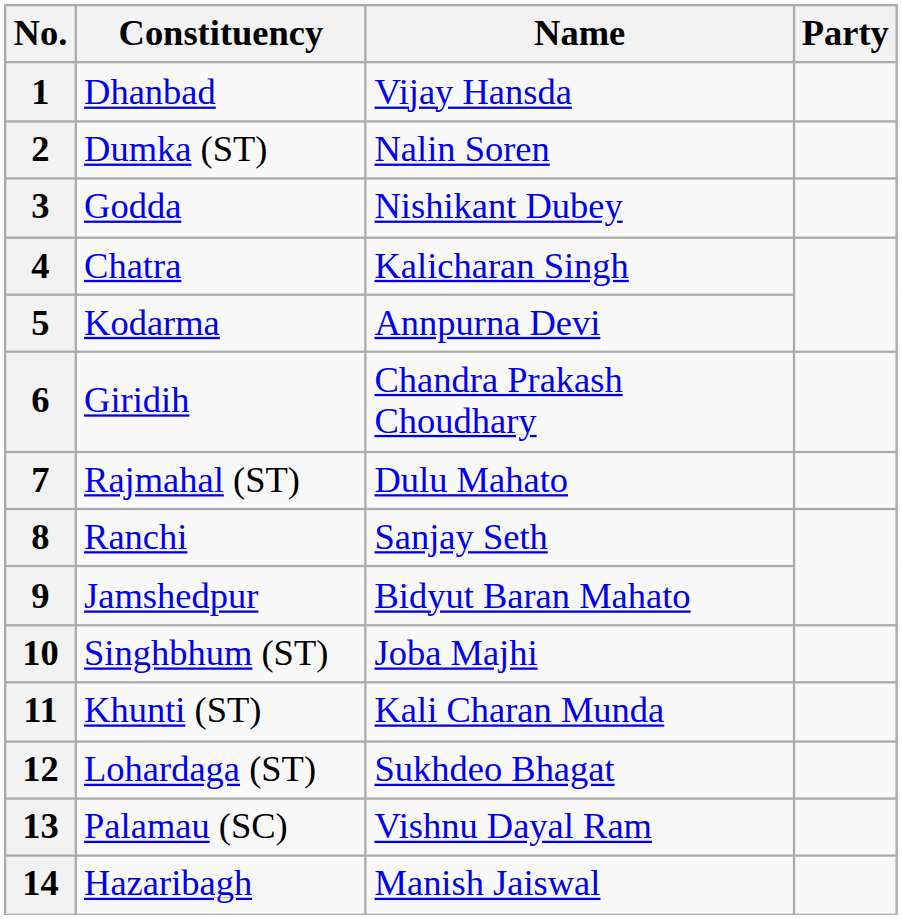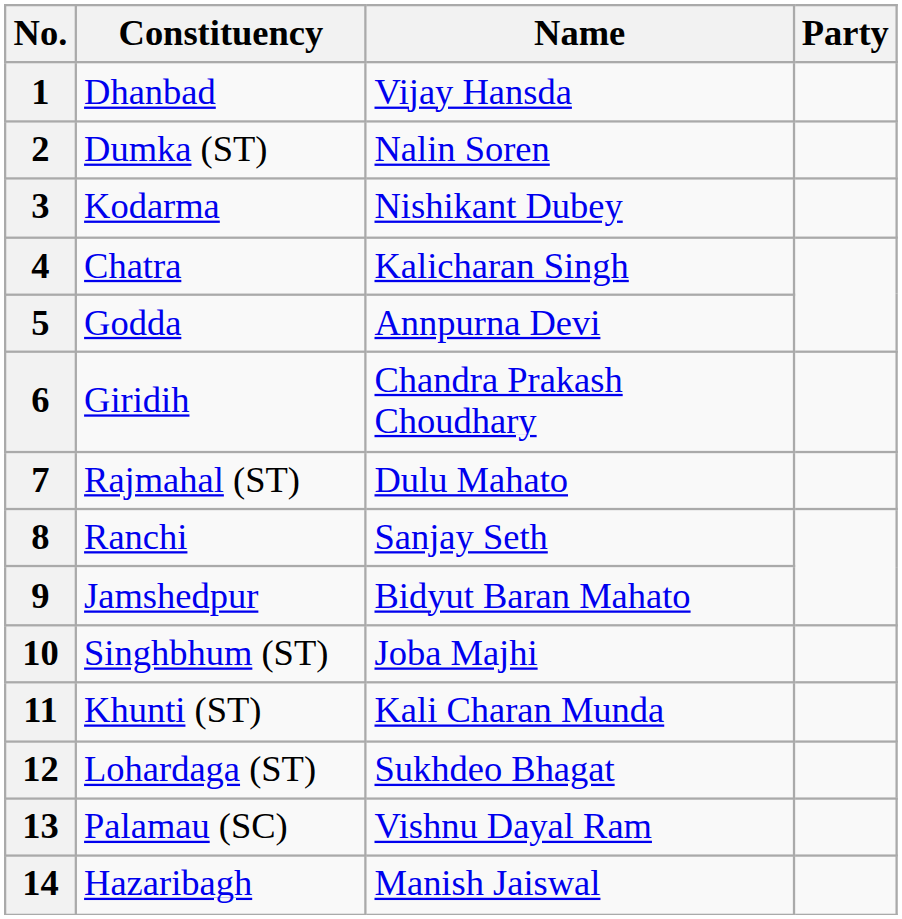(133, 206) Godda -> (152, 206) Kodarma
(152, 322) Kodarma -> (133, 322) Godda
